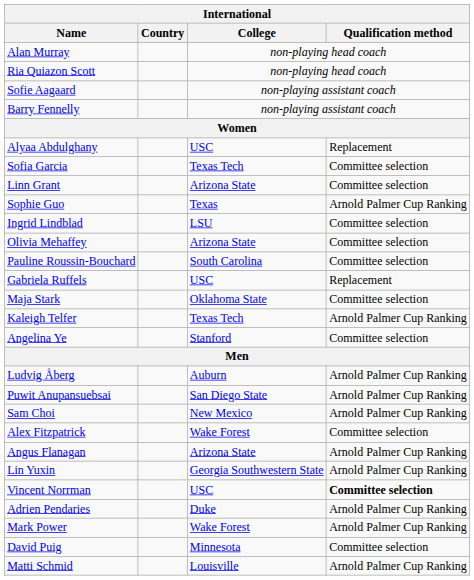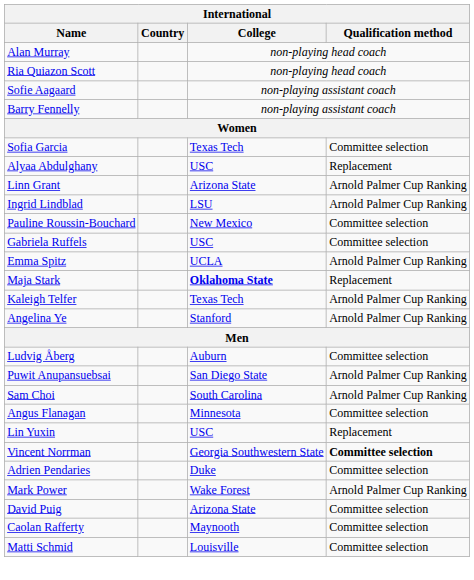rows swapped: (52, 147) <-> (37, 166)
(379, 185) Committee selection -> (398, 185) Arnold Palmer Cup Ranking
- row: (36, 204)
(379, 223) Committee selection -> (398, 204) Arnold Palmer Cup Ranking
- row: (47, 242)
(226, 261) South Carolina -> (221, 223) New Mexico
(360, 280) Replacement -> (379, 242) Committee selection
+ row: (37, 261)
(228, 299) normal -> (231, 280) bold
(379, 299) Committee selection -> (360, 280) Replacement
(379, 337) Committee selection -> (398, 318) Arnold Palmer Cup Ranking
(398, 375) Arnold Palmer Cup Ranking -> (379, 356) Committee selection
(221, 413) New Mexico -> (226, 394) South Carolina
- row: (46, 432)
(223, 451) Arizona State -> (215, 413) Minnesota
(398, 451) Arnold Palmer Cup Ranking -> (379, 413) Committee selection
(257, 470) Georgia Southwestern State -> (202, 432) USC
(398, 470) Arnold Palmer Cup Ranking -> (360, 432) Replacement
(202, 489) USC -> (257, 451) Georgia Southwestern State
(398, 508) Arnold Palmer Cup Ranking -> (379, 470) Committee selection
(215, 546) Minnesota -> (223, 508) Arizona State
+ row: (46, 527)
(398, 565) Arnold Palmer Cup Ranking -> (379, 546) Committee selection
